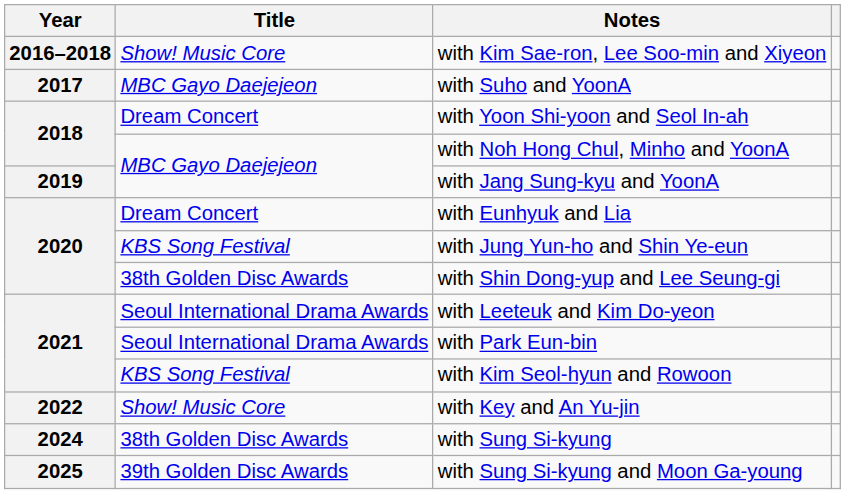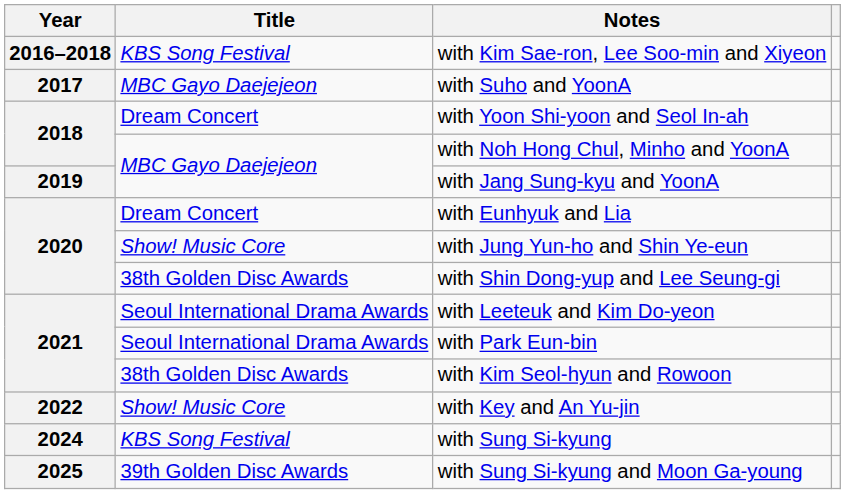(203, 52) Show! Music Core -> (205, 52) KBS Song Festival
(205, 246) KBS Song Festival -> (203, 246) Show! Music Core
(205, 375) KBS Song Festival -> (234, 375) 38th Golden Disc Awards
(234, 439) 38th Golden Disc Awards -> (205, 439) KBS Song Festival
